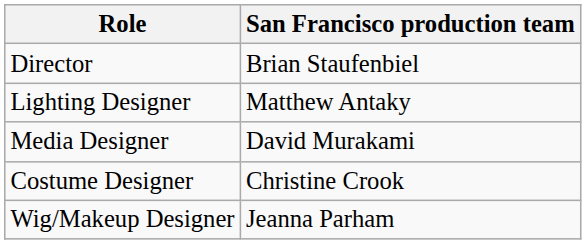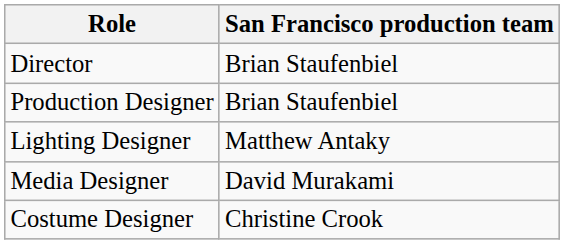+ row: (112, 102)
- row: (123, 219)
